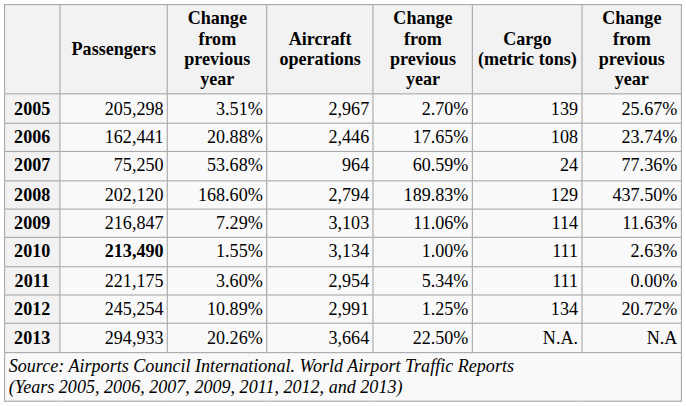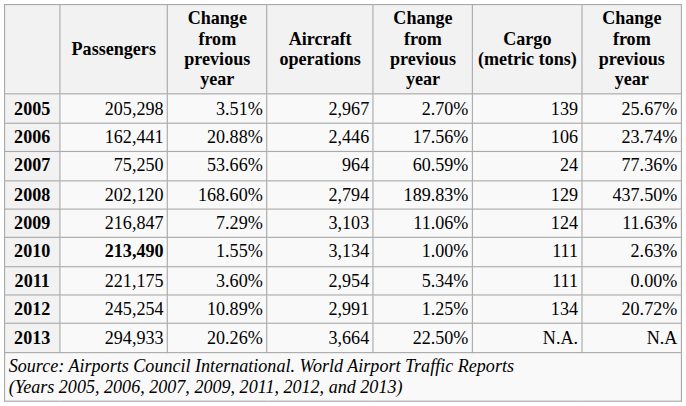(441, 137) 17.65% -> (441, 137) 17.56%
(564, 137) 108 -> (564, 137) 106
(235, 165) 53.68% -> (235, 165) 53.66%
(565, 223) 114 -> (564, 223) 124
